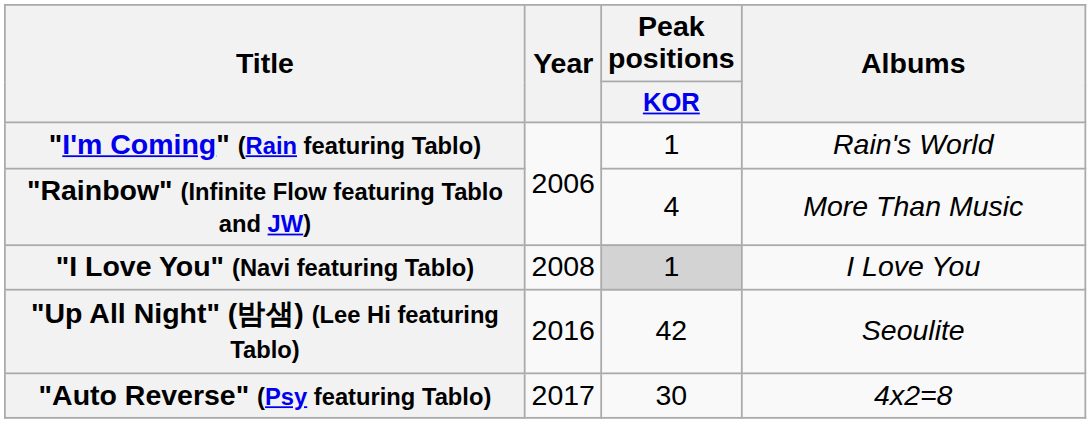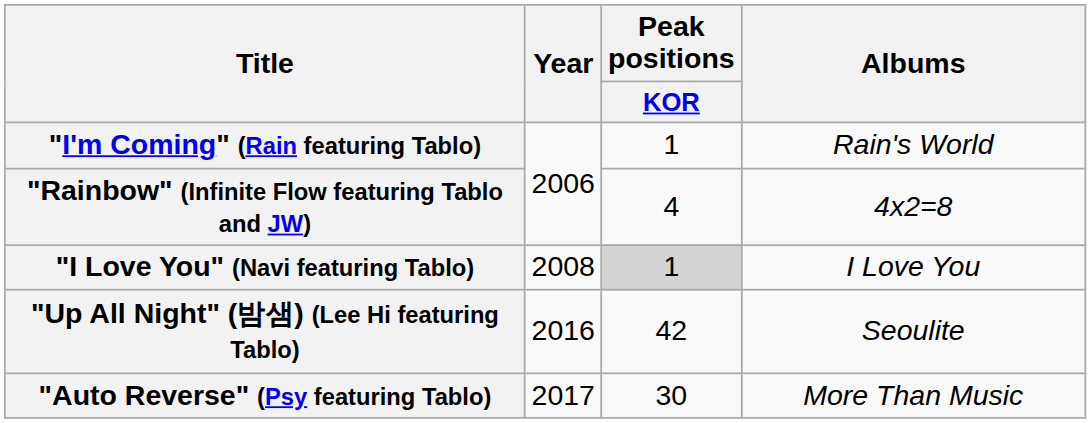(913, 205) More Than Music -> (913, 205) 4x2=8
(913, 394) 4x2=8 -> (913, 394) More Than Music
